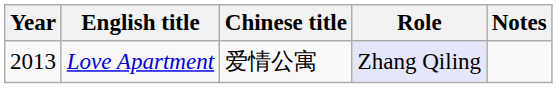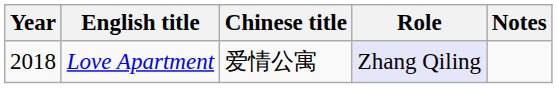(33, 61) 2013 -> (33, 61) 2018
